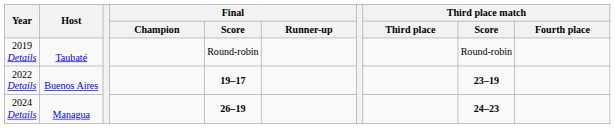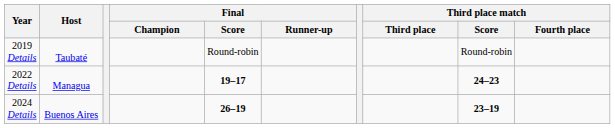(71, 86) Buenos Aires -> (71, 86) Managua
(486, 80) 23–19 -> (486, 80) 24–23
(71, 115) Managua -> (71, 115) Buenos Aires
(486, 109) 24–23 -> (486, 109) 23–19
